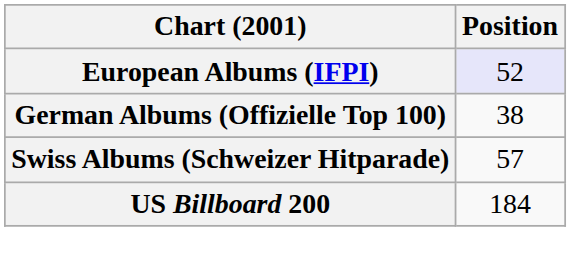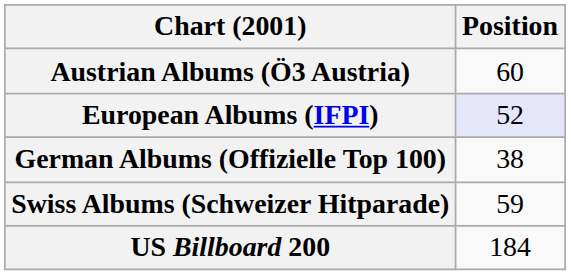+ row: (230, 70)
(510, 159) 57 -> (510, 203) 59
